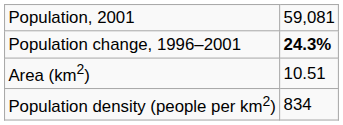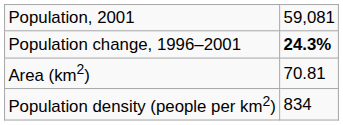(305, 73) 10.51 -> (305, 73) 70.81
